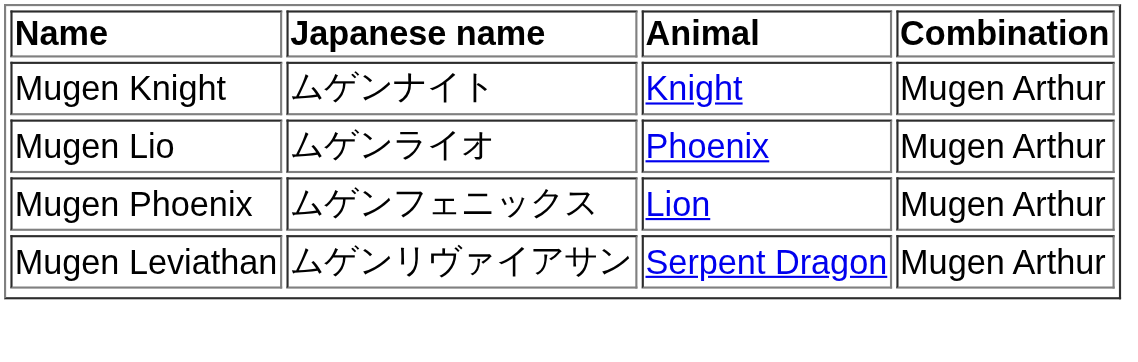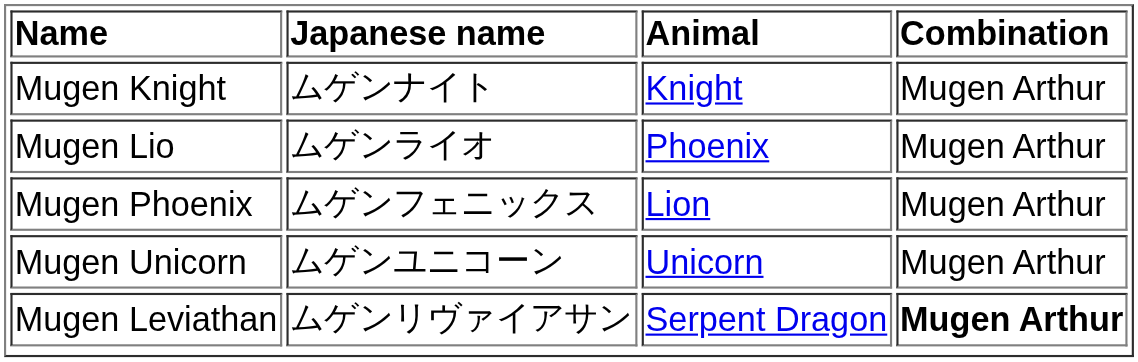+ row: (131, 261)
(1003, 261) normal -> (1012, 319) bold
